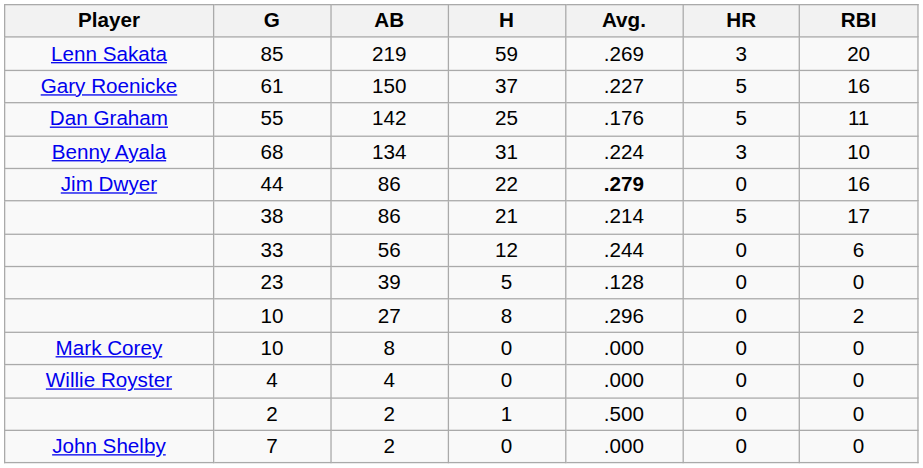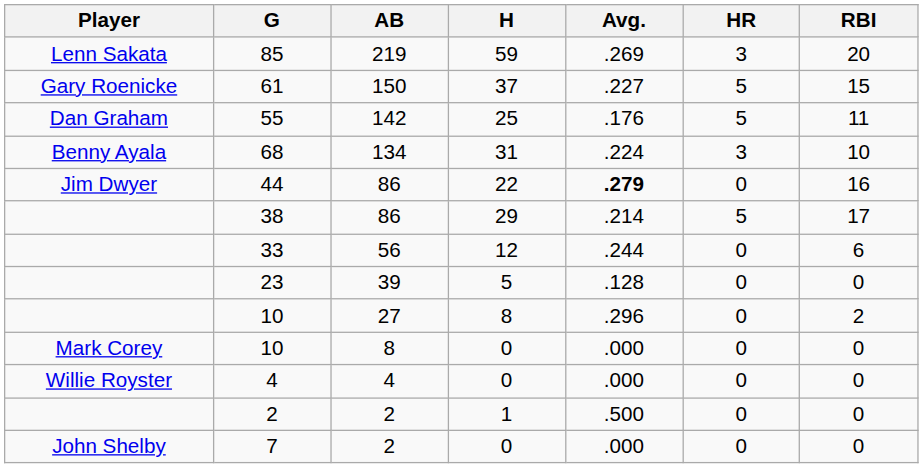(859, 86) 16 -> (859, 86) 15
(507, 217) 21 -> (507, 217) 29
